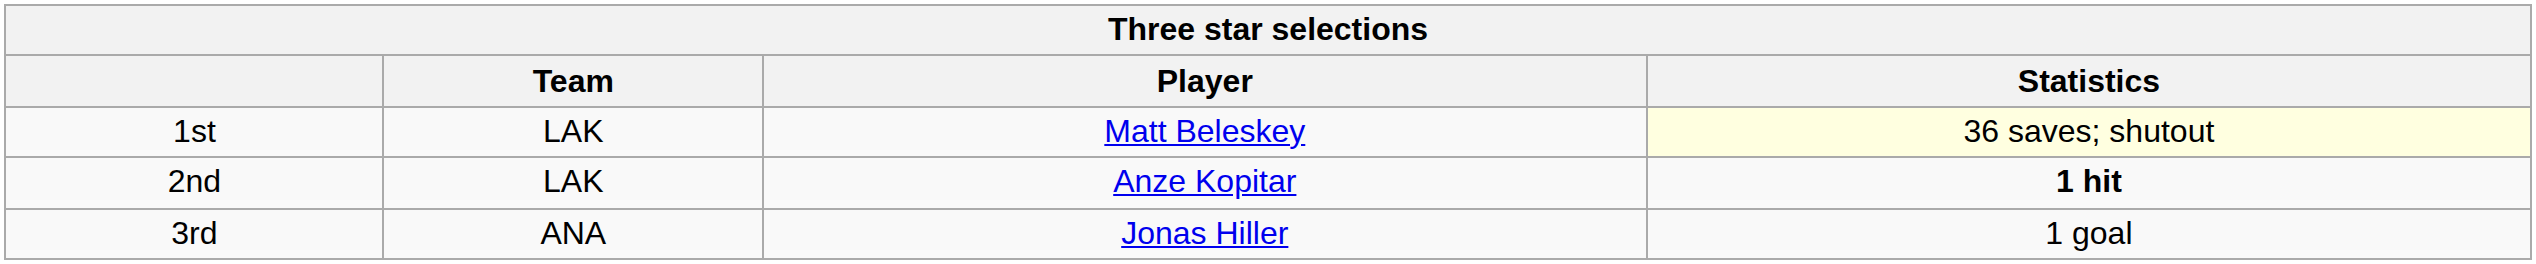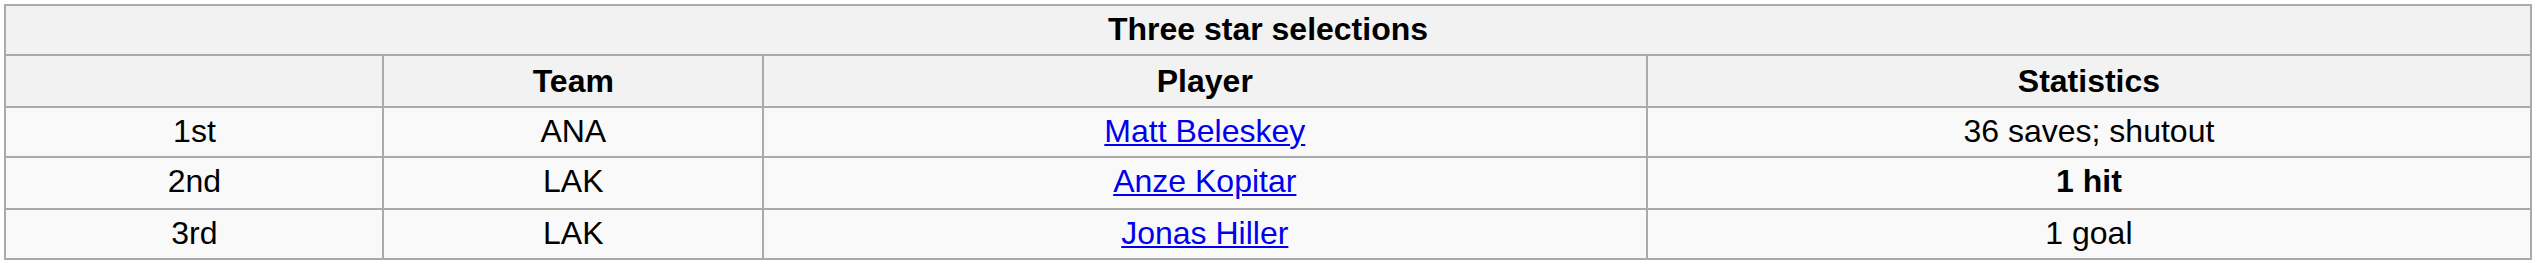(573, 131) LAK -> (573, 131) ANA
(2089, 131) lightyellow background -> (2089, 131) no background
(573, 232) ANA -> (573, 232) LAK
